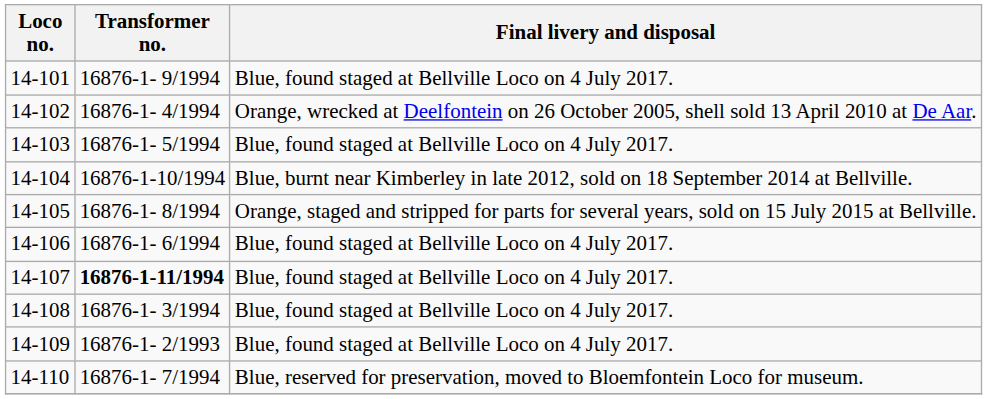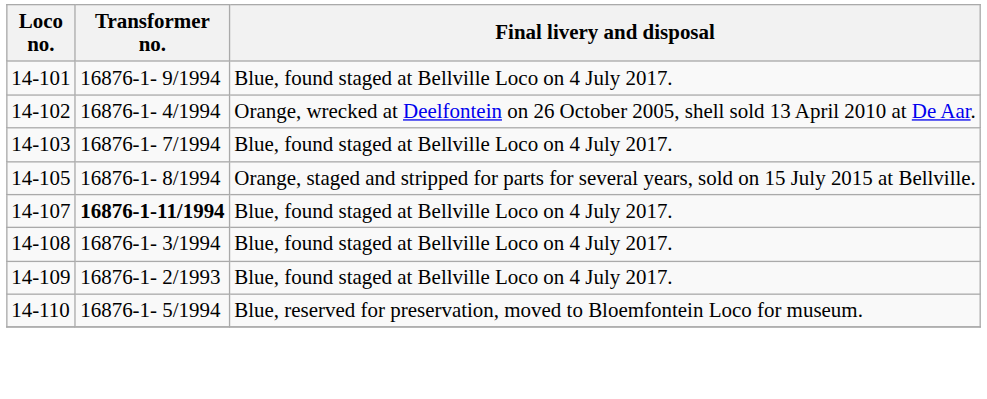(150, 144) 16876-1- 5/1994 -> (150, 144) 16876-1- 7/1994
- row: (40, 177)
- row: (40, 244)
(150, 377) 16876-1- 7/1994 -> (150, 310) 16876-1- 5/1994
